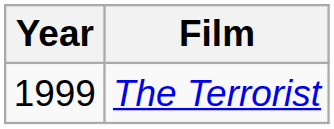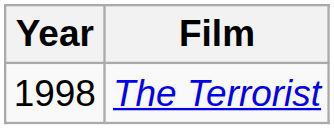(55, 92) 1999 -> (55, 92) 1998
